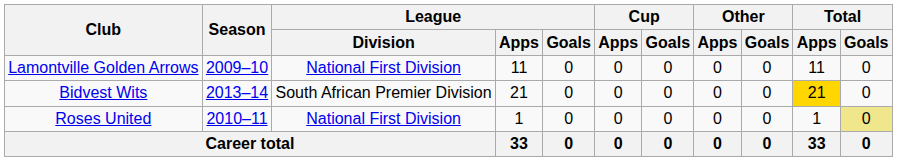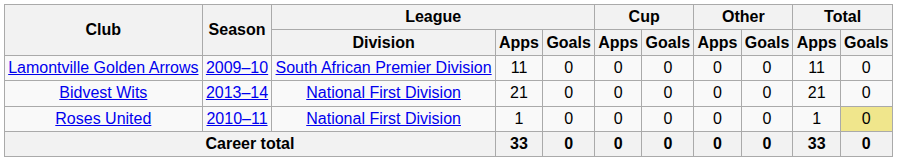(384, 67) National First Division -> (384, 67) South African Premier Division
(384, 93) South African Premier Division -> (384, 93) National First Division
(817, 93) gold background -> (817, 93) no background
